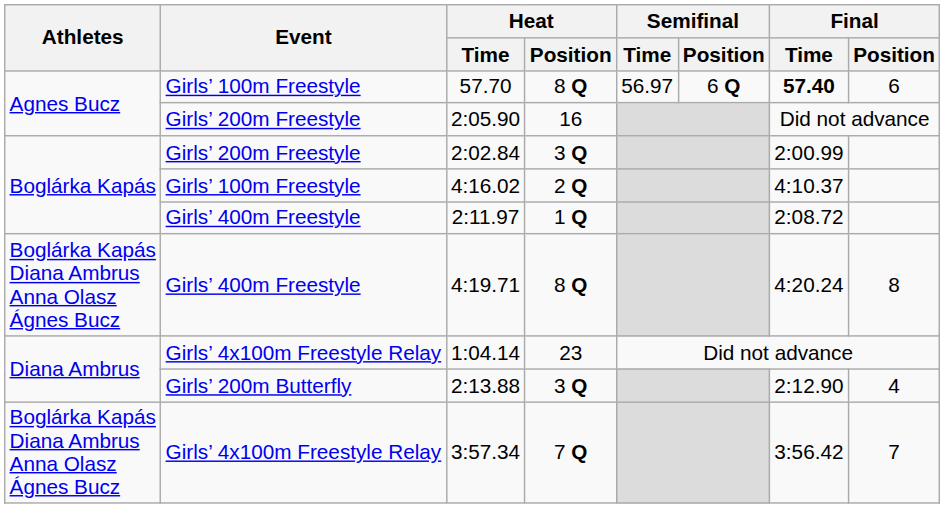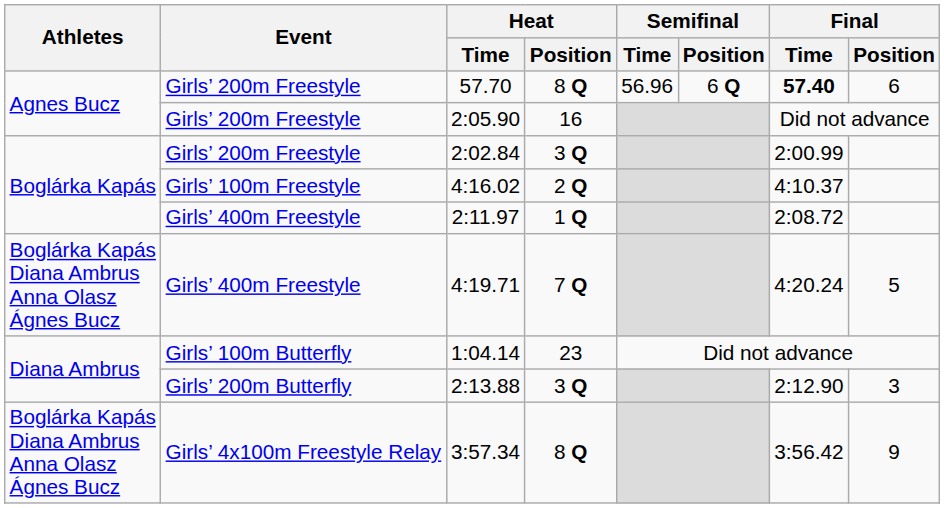(263, 87) Girls’ 100m Freestyle -> (263, 87) Girls’ 200m Freestyle
(647, 87) 56.97 -> (647, 87) 56.96
(571, 285) 8 Q -> (571, 285) 7 Q
(894, 285) 8 -> (894, 285) 5
(303, 353) Girls’ 4x100m Freestyle Relay -> (259, 353) Girls’ 100m Butterfly
(894, 385) 4 -> (894, 385) 3
(571, 453) 7 Q -> (571, 453) 8 Q
(894, 453) 7 -> (894, 453) 9
